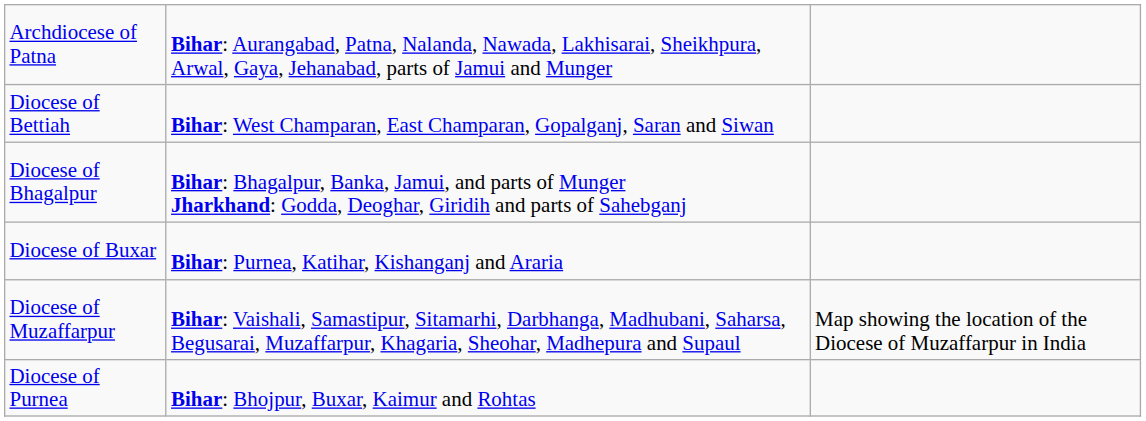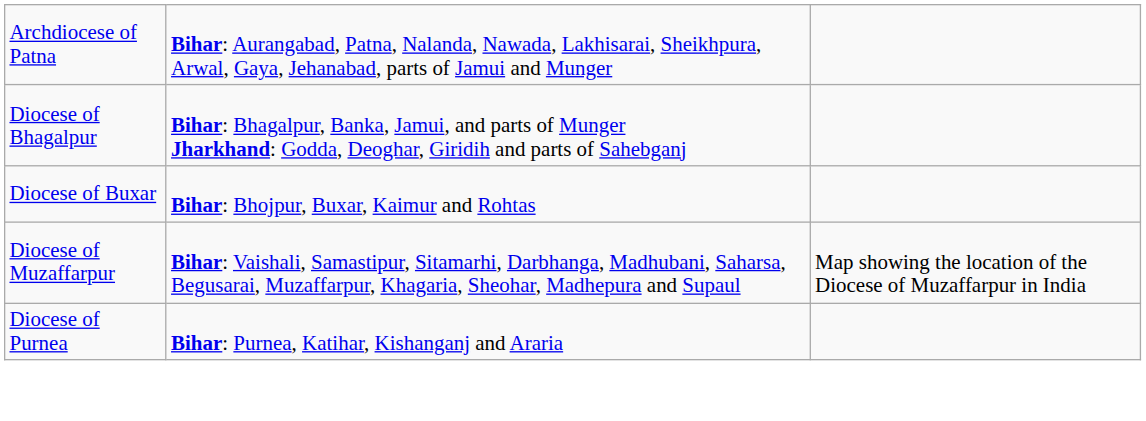- row: (55, 113)
(367, 262) Bihar: Purnea, Katihar, Kishanganj and Araria -> (353, 205) Bihar: Bhojpur, Buxar, Kaimur and Rohtas
(353, 399) Bihar: Bhojpur, Buxar, Kaimur and Rohtas -> (367, 342) Bihar: Purnea, Katihar, Kishanganj and Araria
